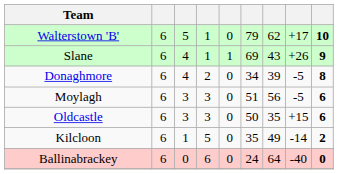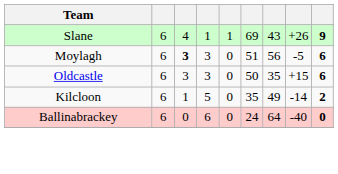- row: (78, 35)
- row: (78, 76)
(185, 96) normal -> (185, 55) bold
